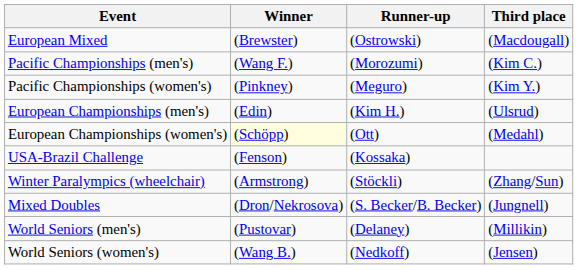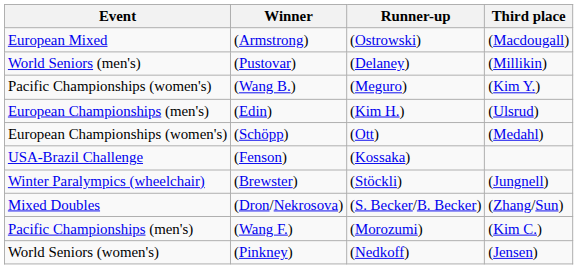(266, 39) (Brewster) -> (271, 39) (Armstrong)
rows swapped: (101, 63) <-> (74, 228)
(263, 87) (Pinkney) -> (265, 87) (Wang B.)
(261, 134) lightyellow background -> (261, 134) no background
(271, 181) (Armstrong) -> (266, 181) (Brewster)
(526, 181) (Zhang/Sun) -> (518, 181) (Jungnell)
(518, 205) (Jungnell) -> (526, 205) (Zhang/Sun)
(265, 252) (Wang B.) -> (263, 252) (Pinkney)
